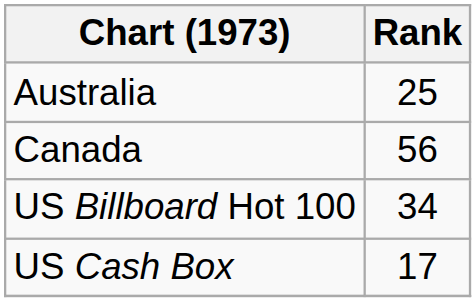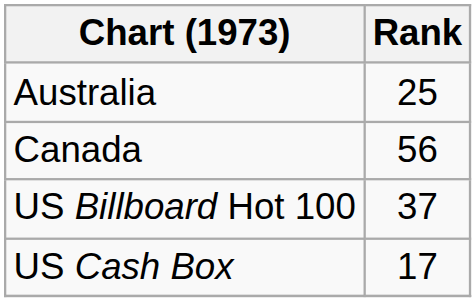(417, 207) 34 -> (417, 207) 37
